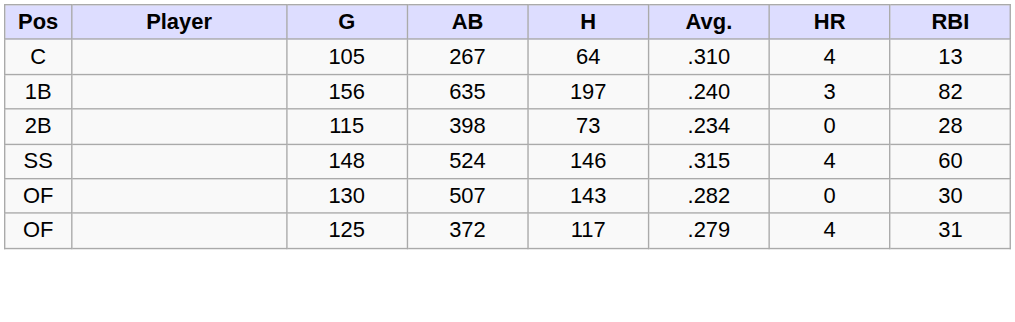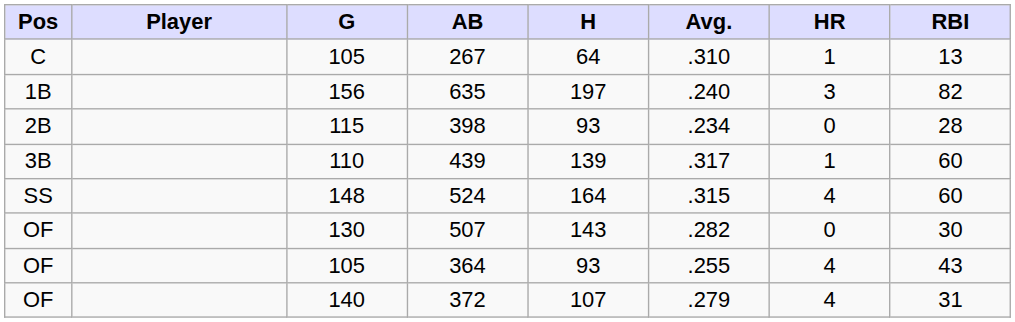(830, 56) 4 -> (830, 56) 1
(588, 126) 73 -> (588, 126) 93
+ row: (467, 160)
(588, 160) 146 -> (588, 195) 164
+ row: (467, 265)
(347, 230) 125 -> (347, 299) 140
(588, 230) 117 -> (588, 299) 107
